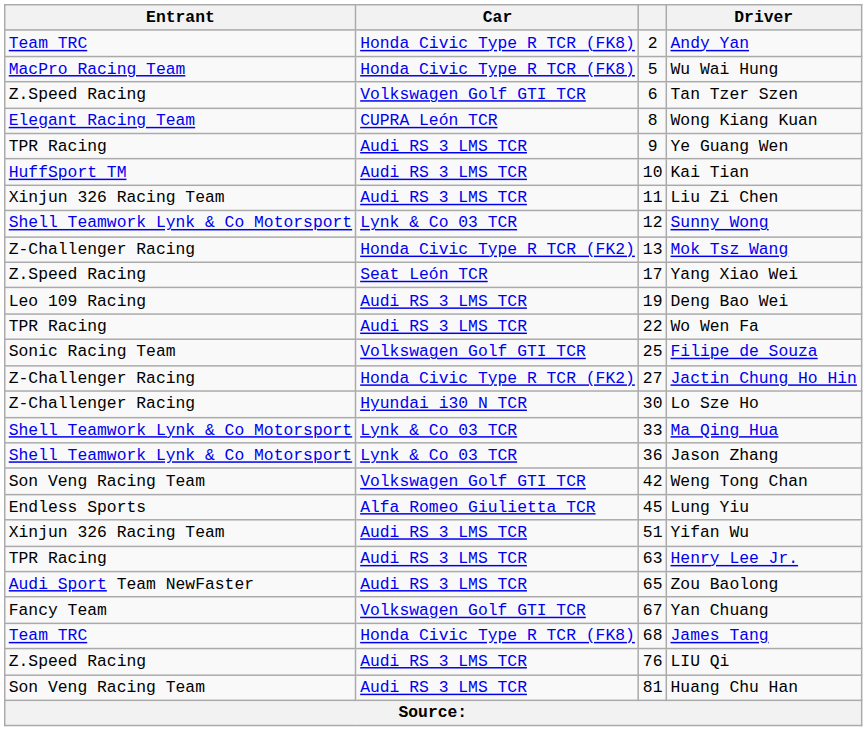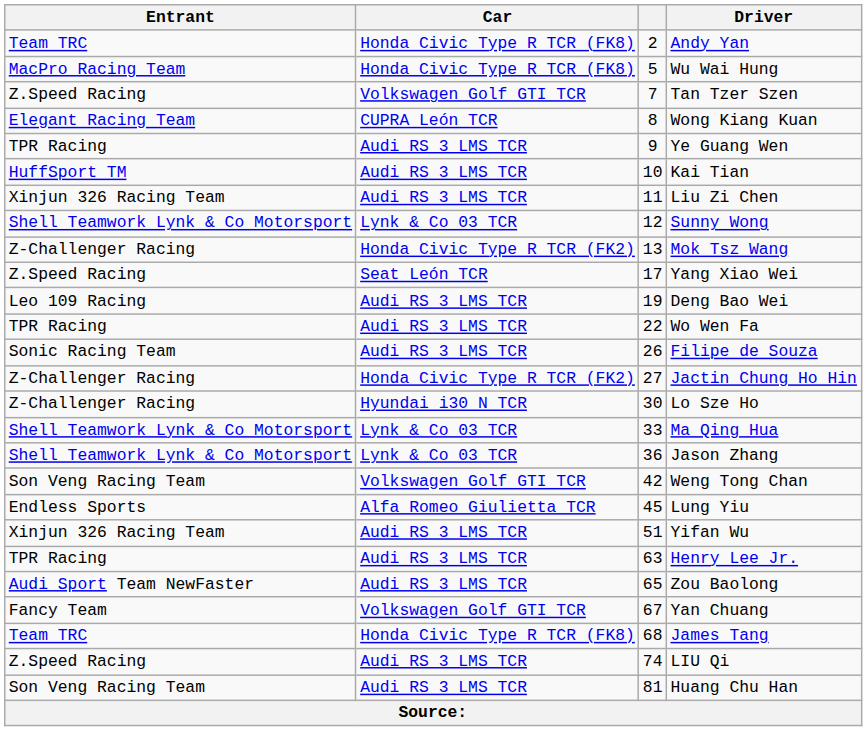(653, 95) 6 -> (653, 95) 7
(473, 353) Volkswagen Golf GTI TCR -> (444, 353) Audi RS 3 LMS TCR
(653, 353) 25 -> (653, 353) 26
(653, 662) 76 -> (653, 662) 74
